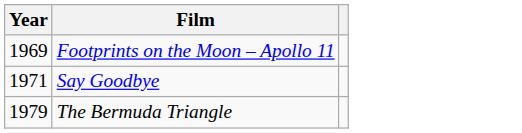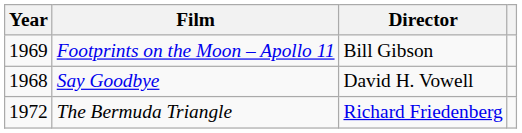+ column: (423, 19)
(28, 81) 1971 -> (28, 81) 1968
(28, 111) 1979 -> (28, 111) 1972
